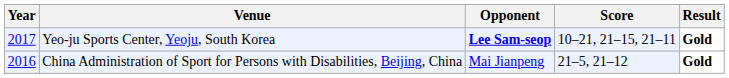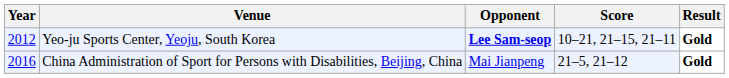(22, 39) 2017 -> (22, 39) 2012
